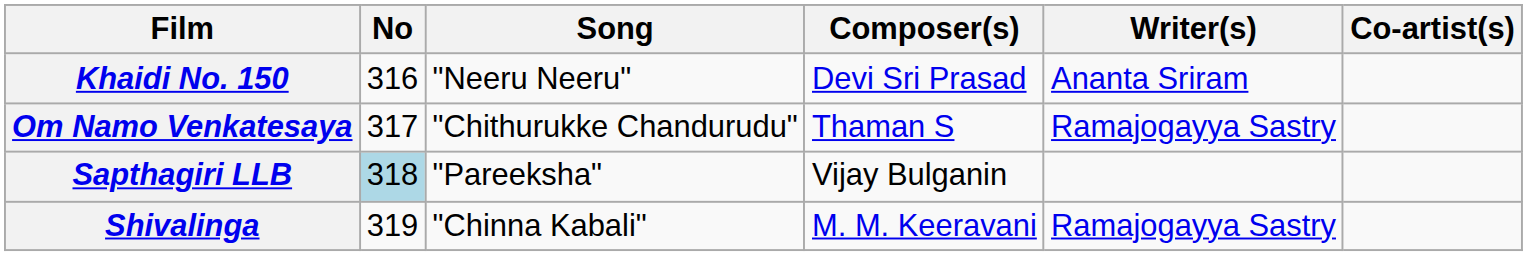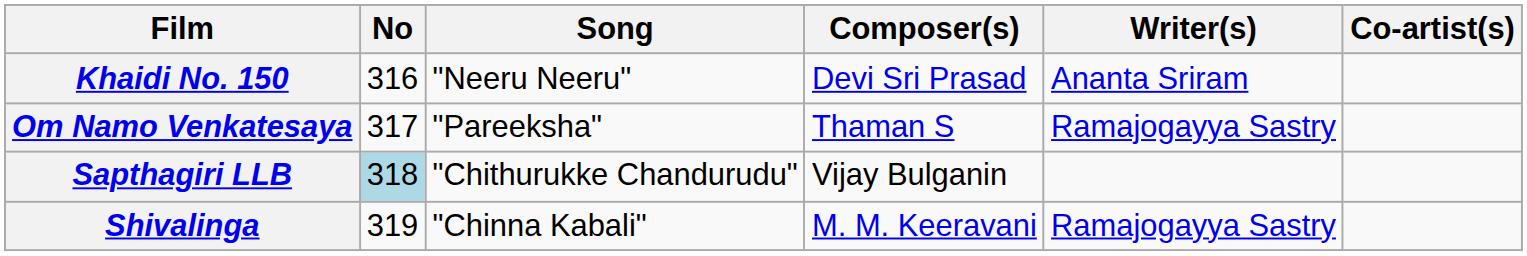(615, 126) "Chithurukke Chandurudu" -> (517, 126) "Pareeksha"
(517, 175) "Pareeksha" -> (615, 175) "Chithurukke Chandurudu"
